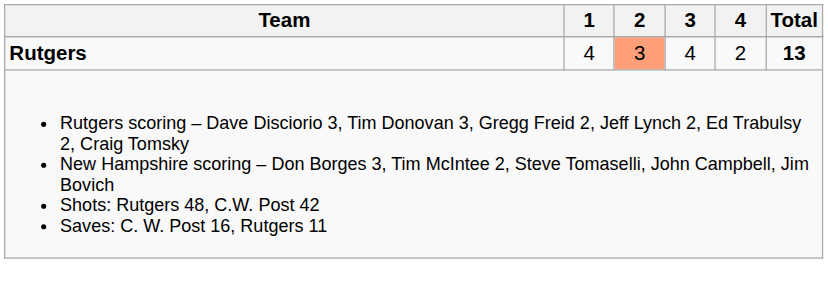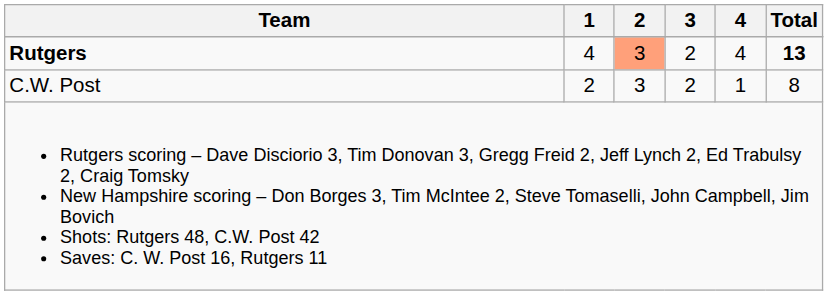(690, 53) 4 -> (690, 53) 2
(741, 53) 2 -> (741, 53) 4
+ row: (55, 85)
